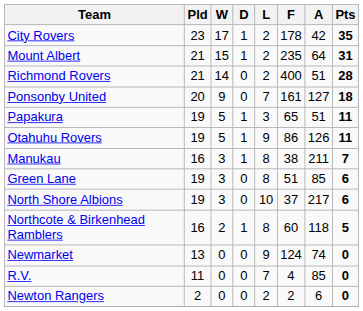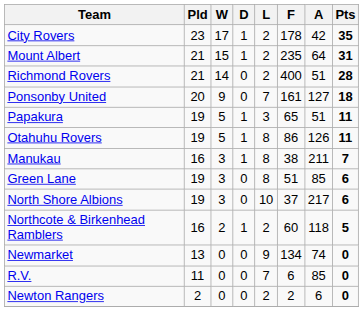(266, 138) 9 -> (266, 138) 8
(266, 227) 8 -> (266, 227) 2
(291, 255) 124 -> (291, 255) 134
(291, 276) 4 -> (291, 276) 6
